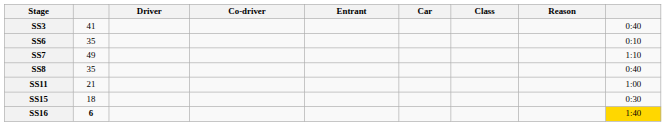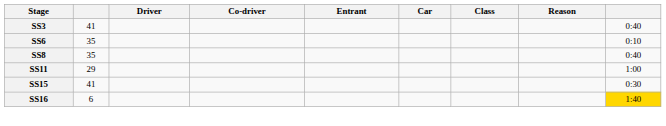- row: (39, 55)
(91, 84) 21 -> (91, 69) 29
(91, 98) 18 -> (91, 84) 41
(91, 113) bold -> (91, 98) normal
